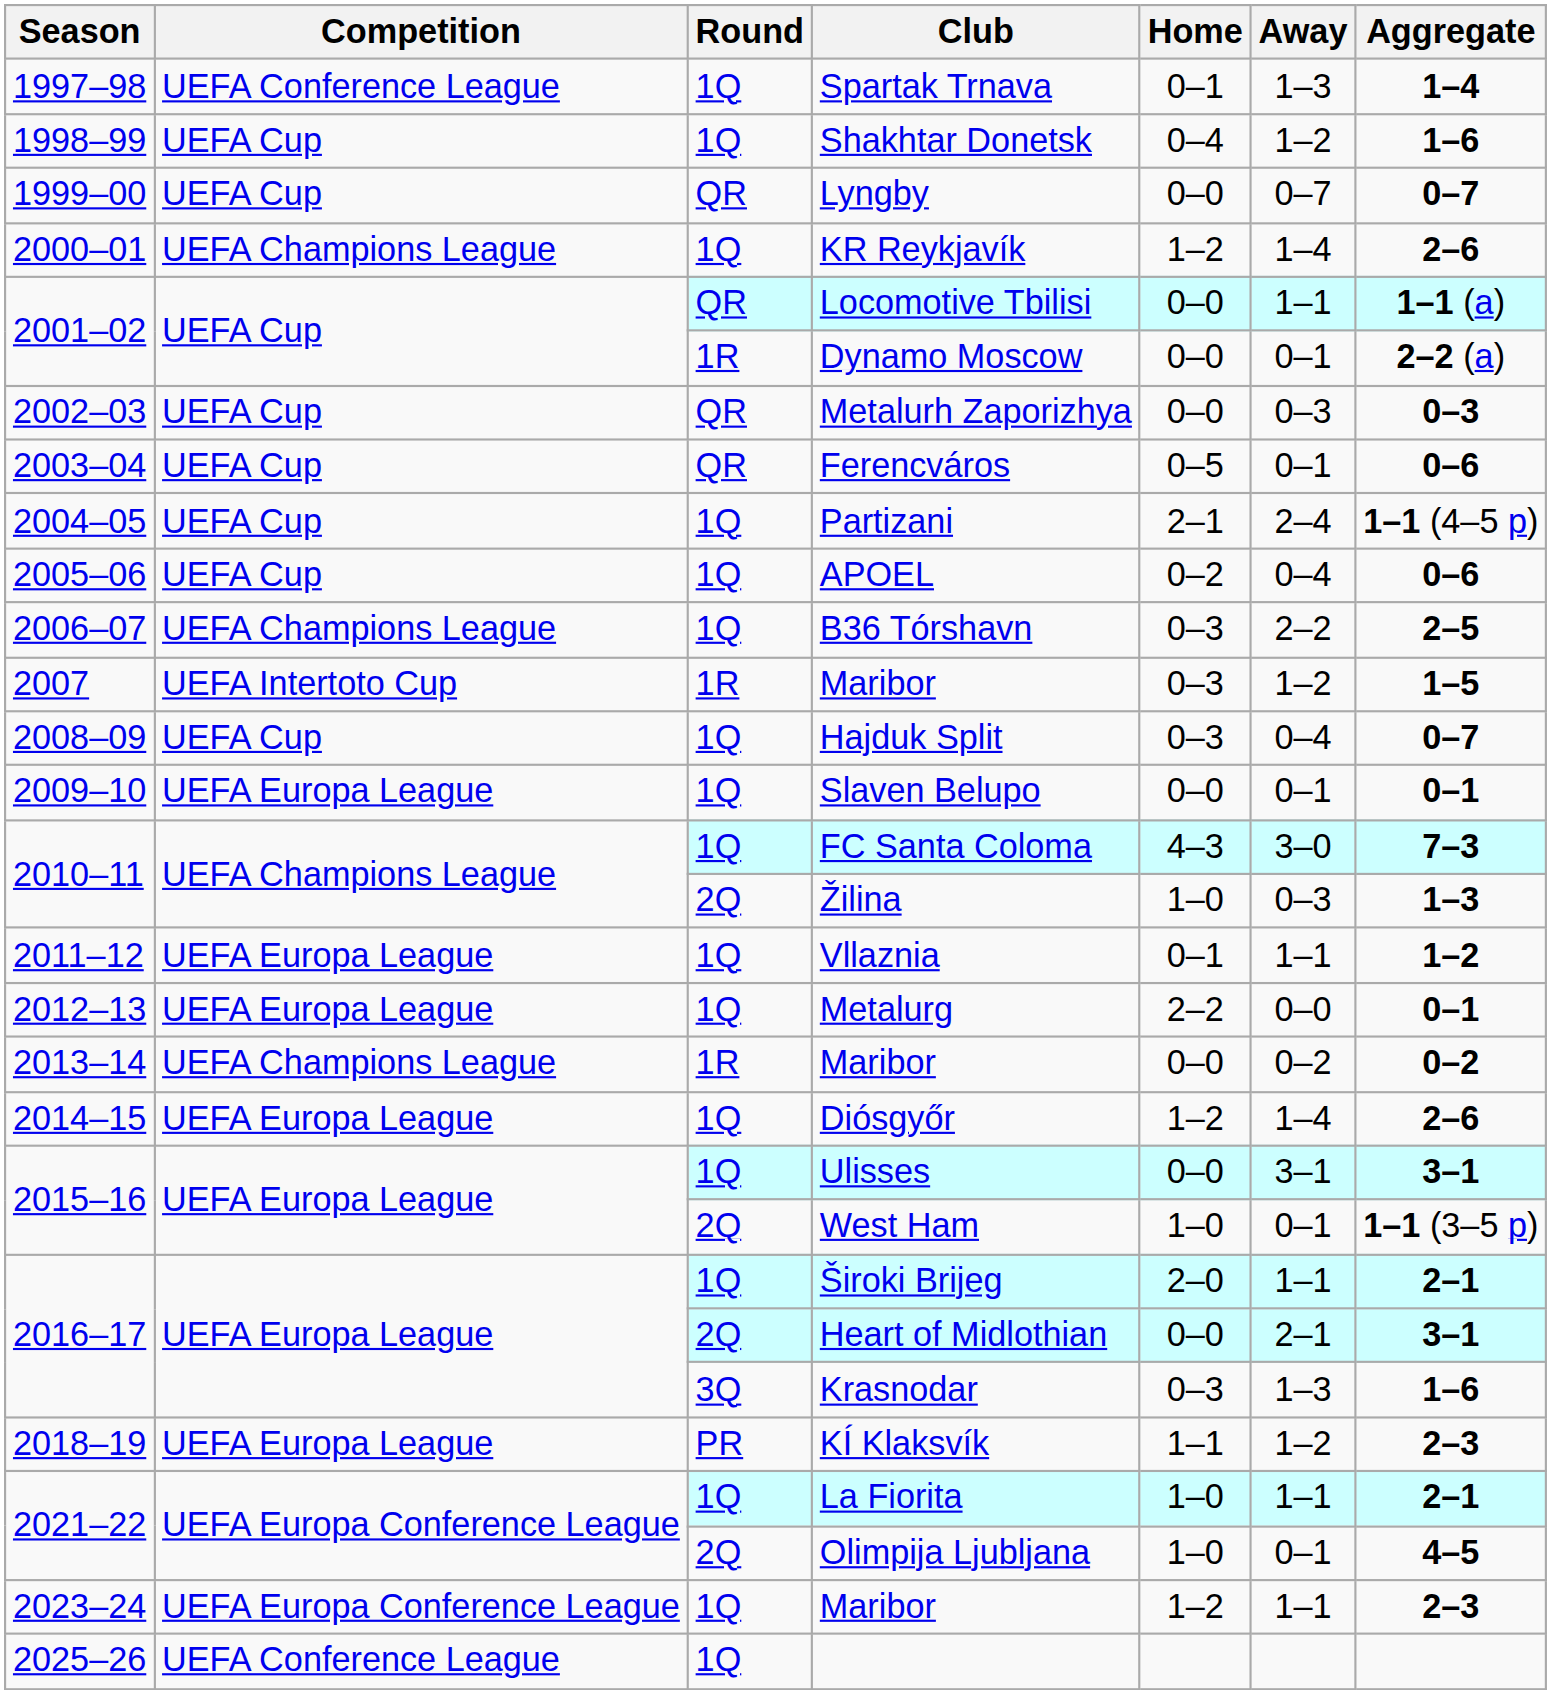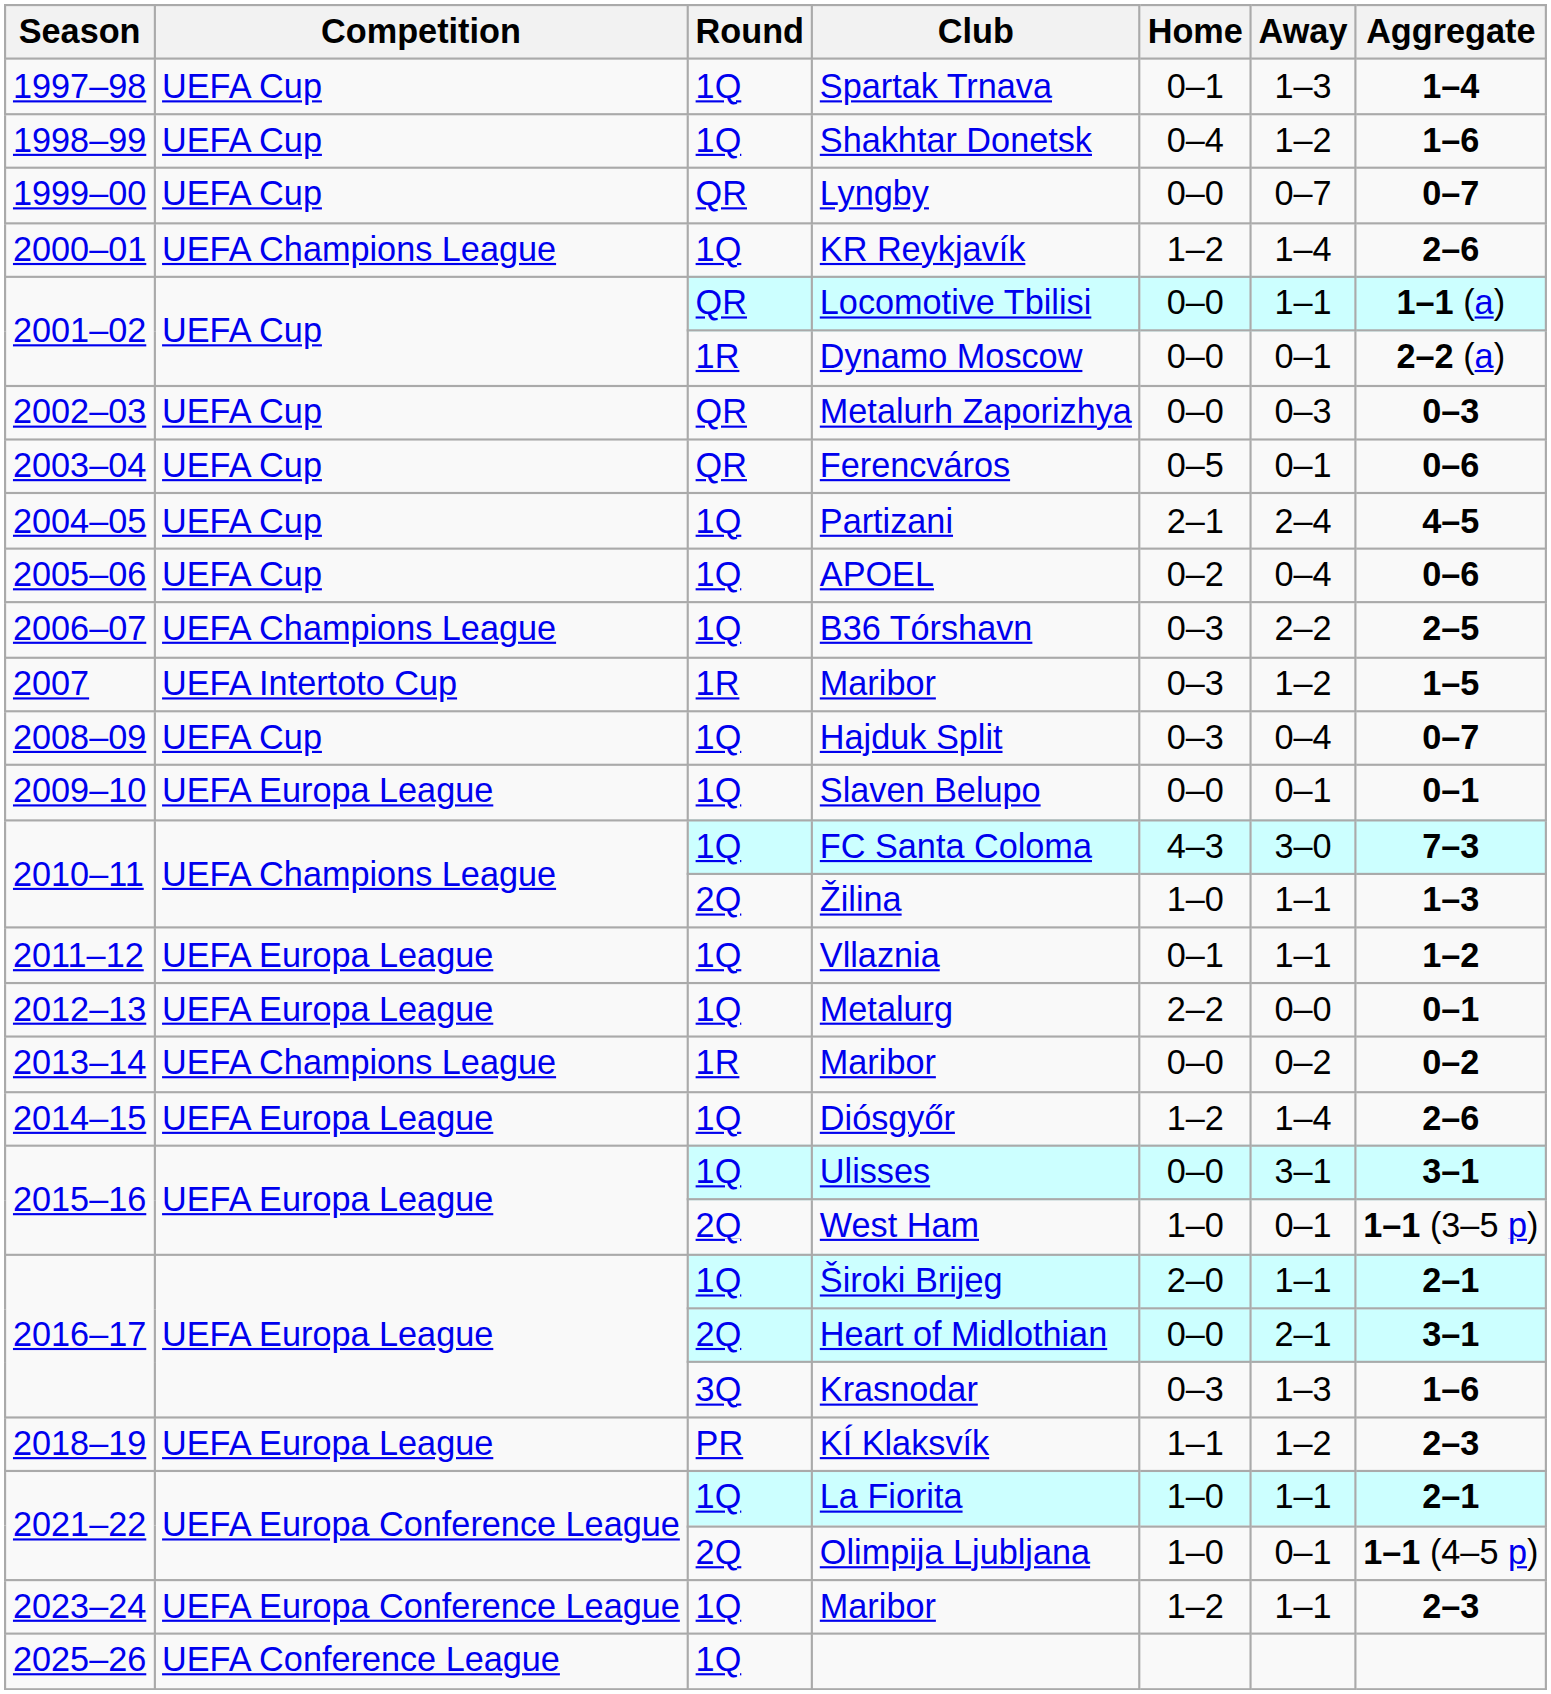(361, 85) UEFA Conference League -> (242, 85) UEFA Cup
(1451, 520) 1–1 (4–5 p) -> (1451, 520) 4–5
(1303, 900) 0–3 -> (1303, 900) 1–1
(1451, 1552) 4–5 -> (1451, 1552) 1–1 (4–5 p)
